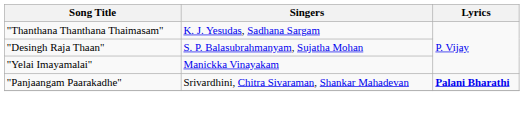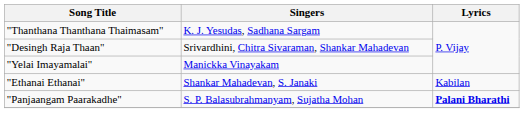(273, 47) S. P. Balasubrahmanyam, Sujatha Mohan -> (296, 47) Srivardhini, Chitra Sivaraman, Shankar Mahadevan
+ row: (46, 82)
(296, 82) Srivardhini, Chitra Sivaraman, Shankar Mahadevan -> (273, 99) S. P. Balasubrahmanyam, Sujatha Mohan
